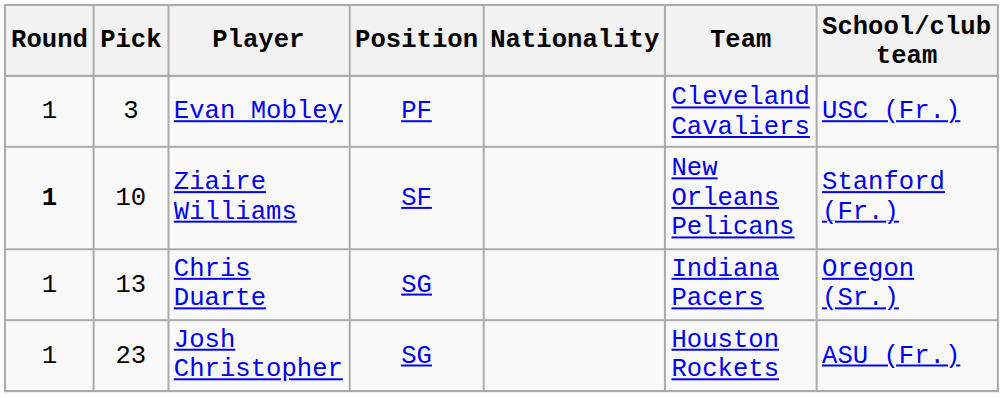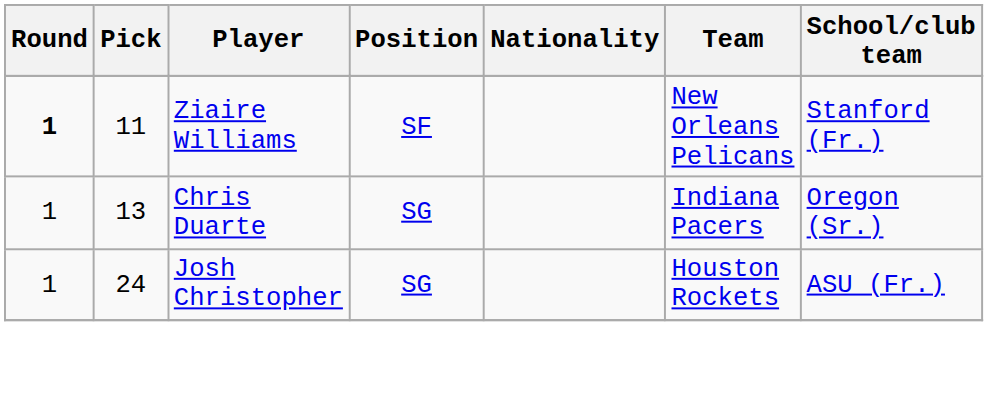- row: (258, 112)
(131, 198) 10 -> (131, 127) 11
(131, 355) 23 -> (131, 284) 24
